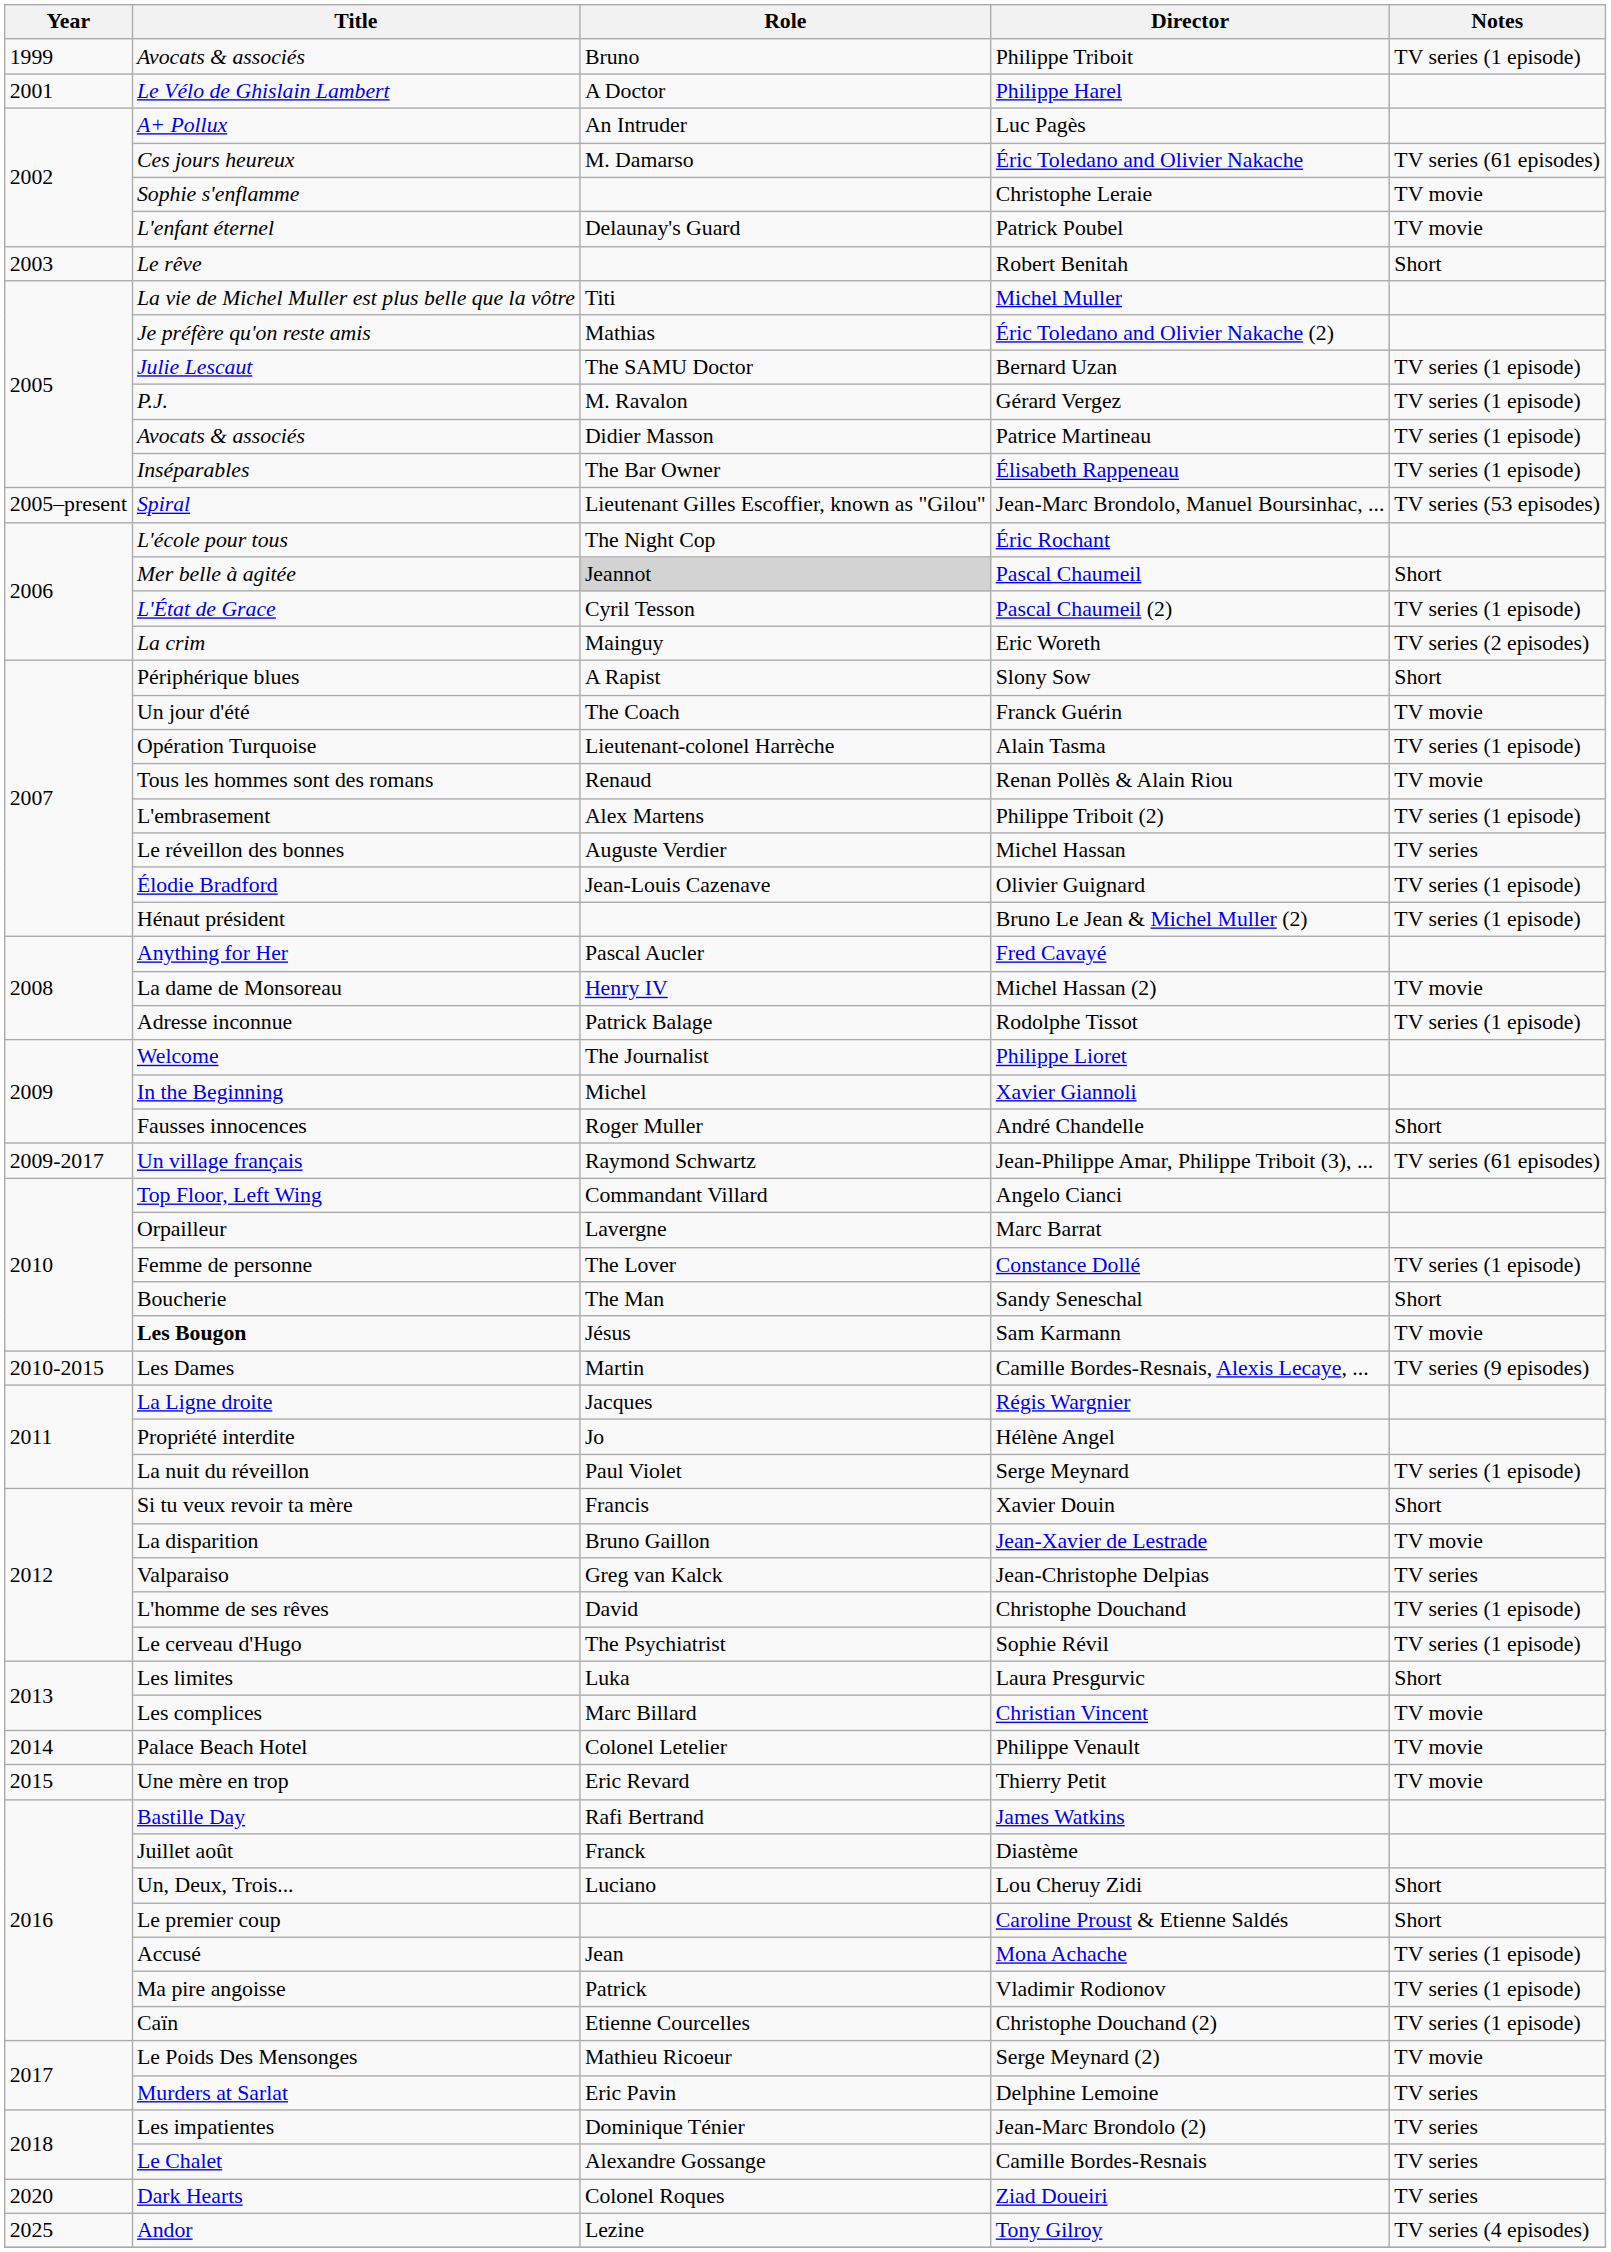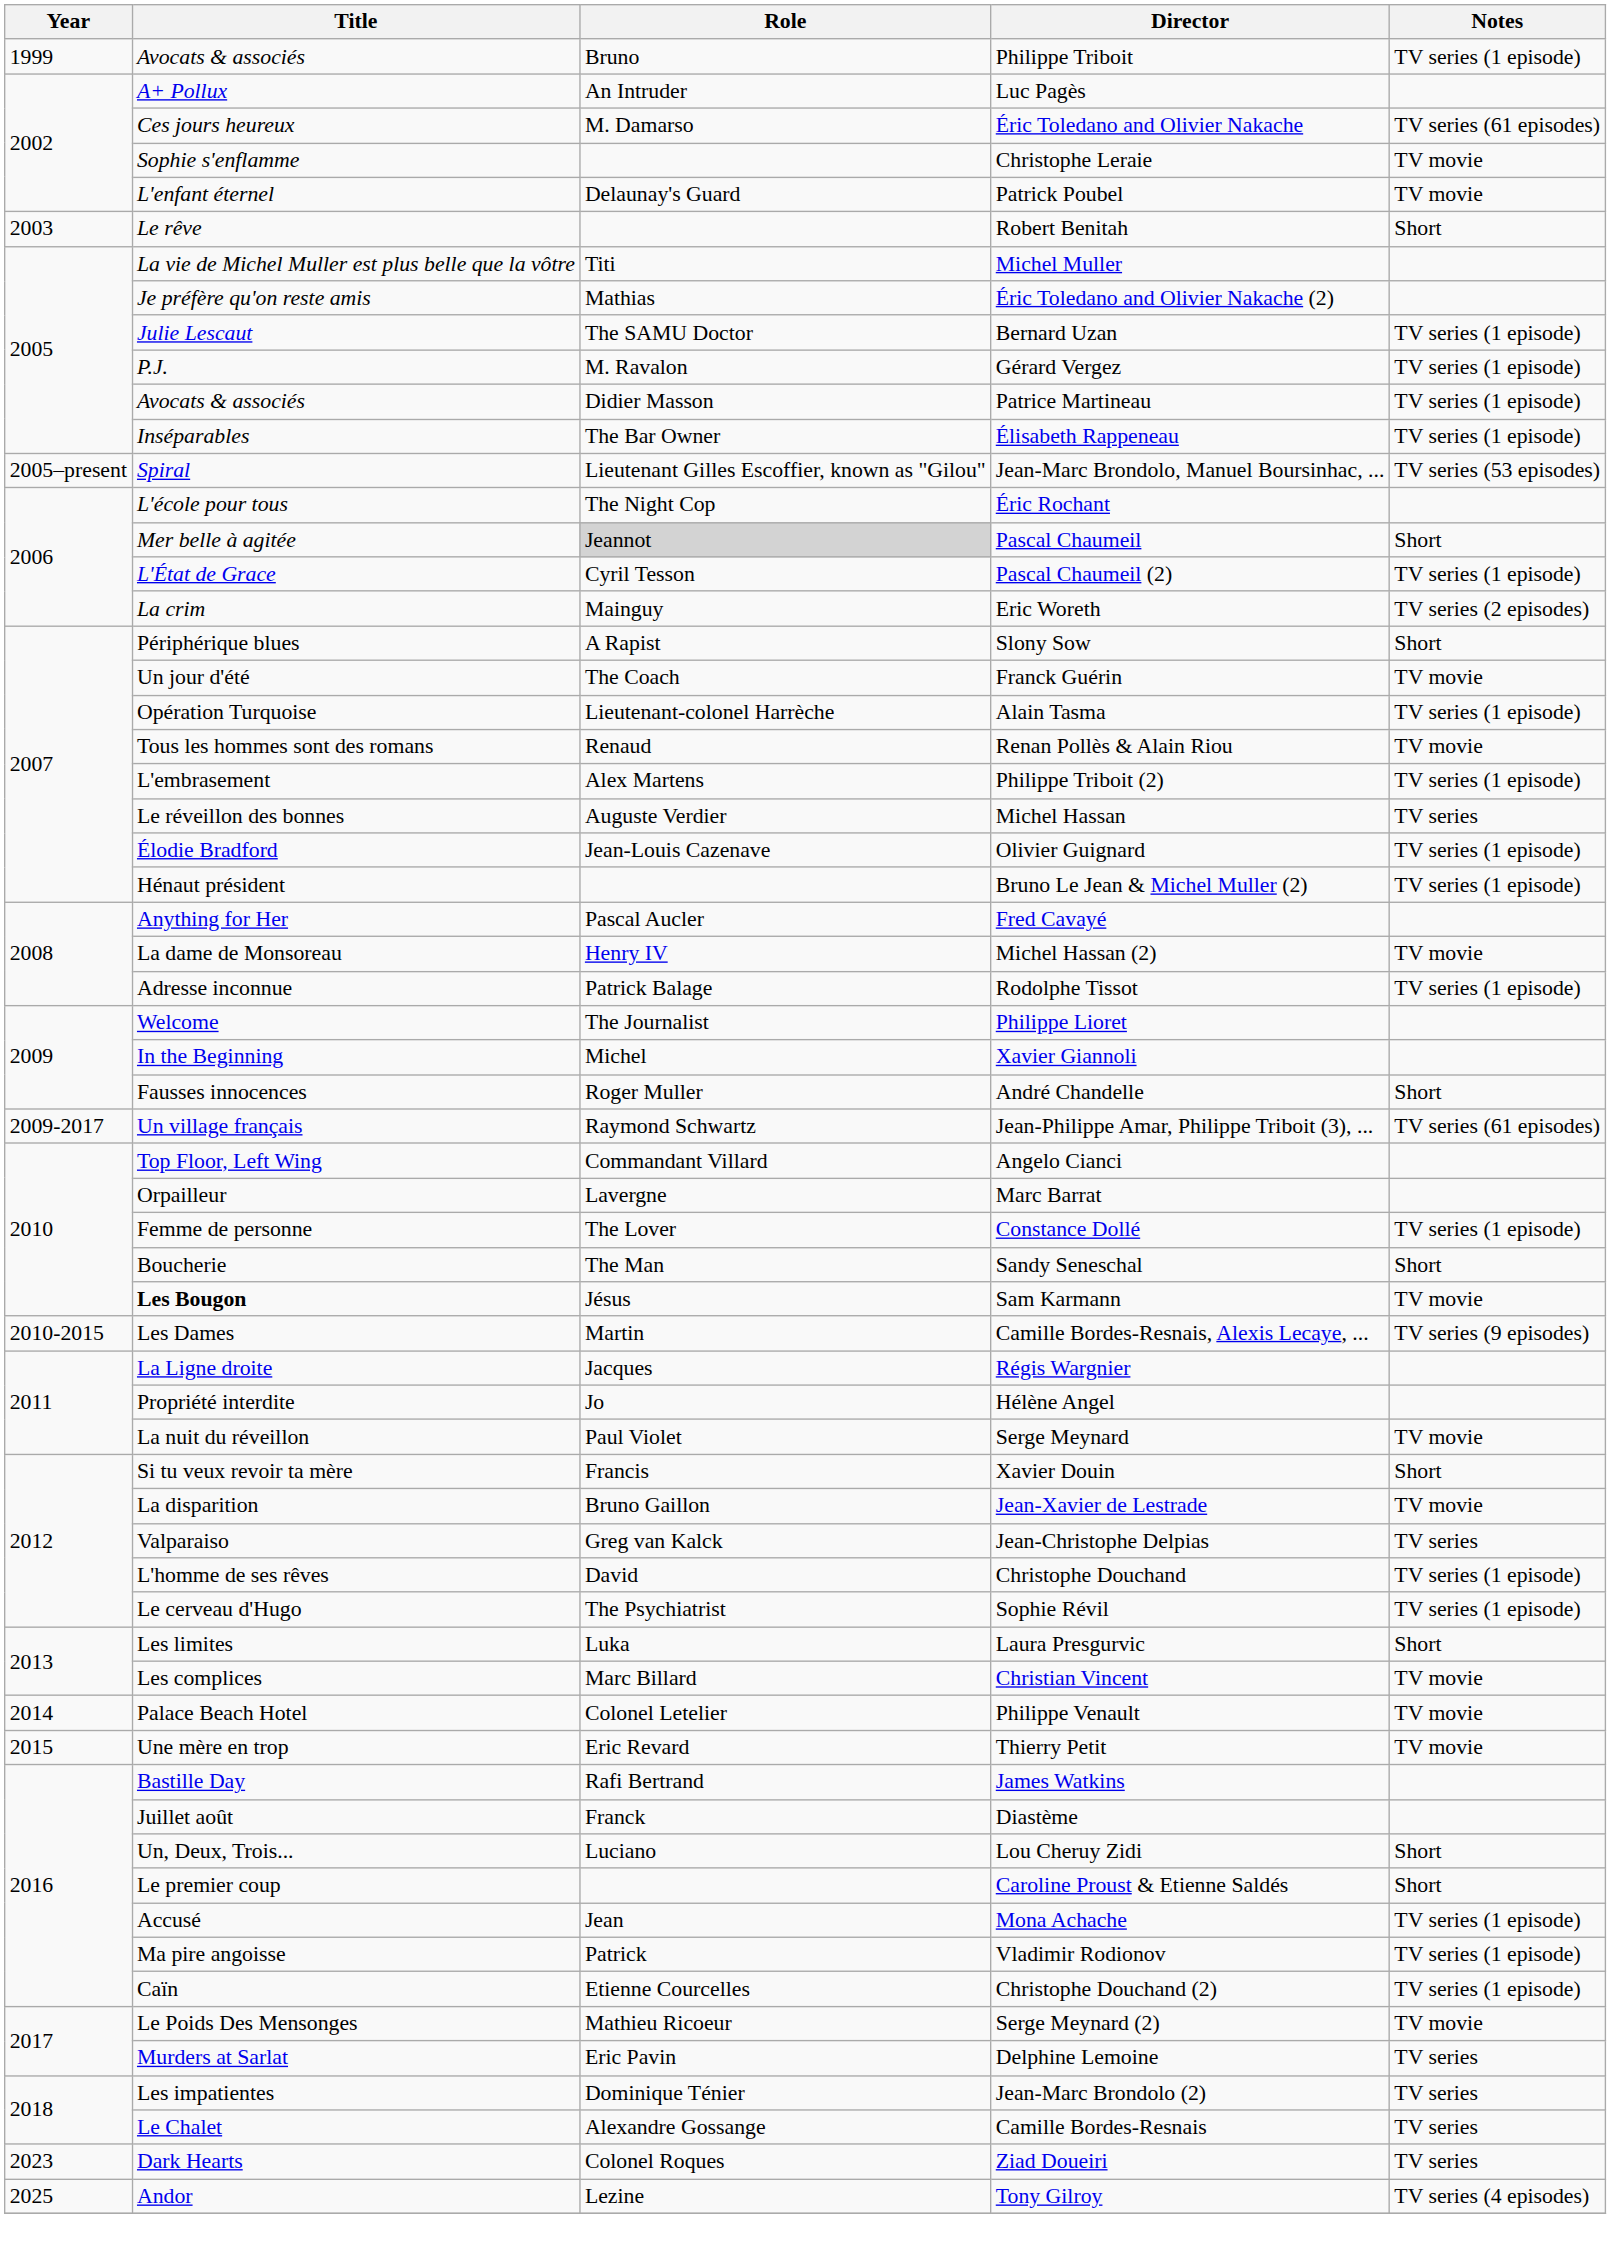- row: (1059, 90)
(1488, 1471) TV series (1 episode) -> (1439, 1436) TV movie
(31, 2195) 2020 -> (31, 2161) 2023
